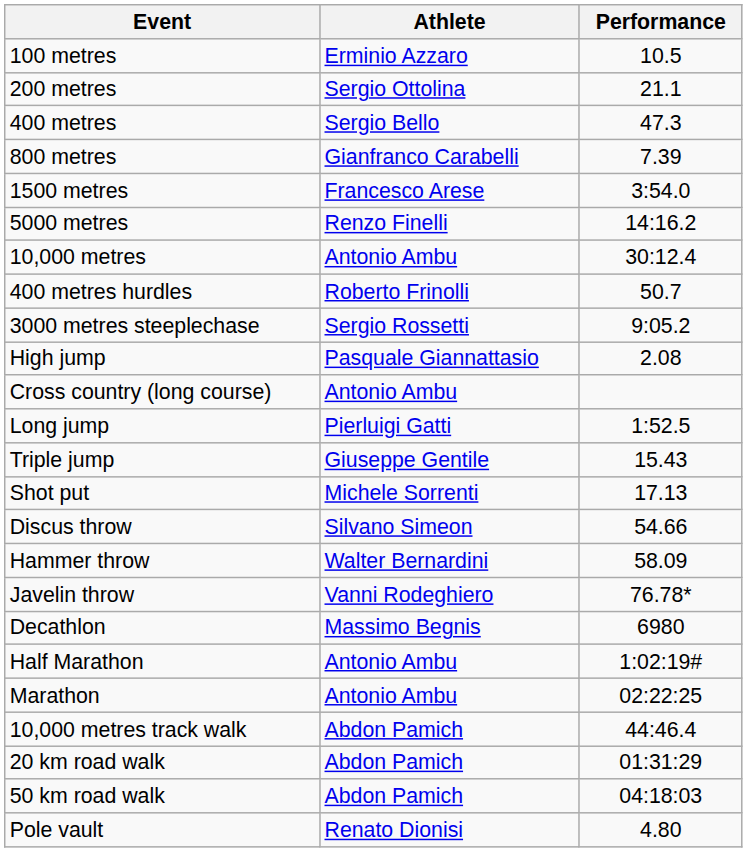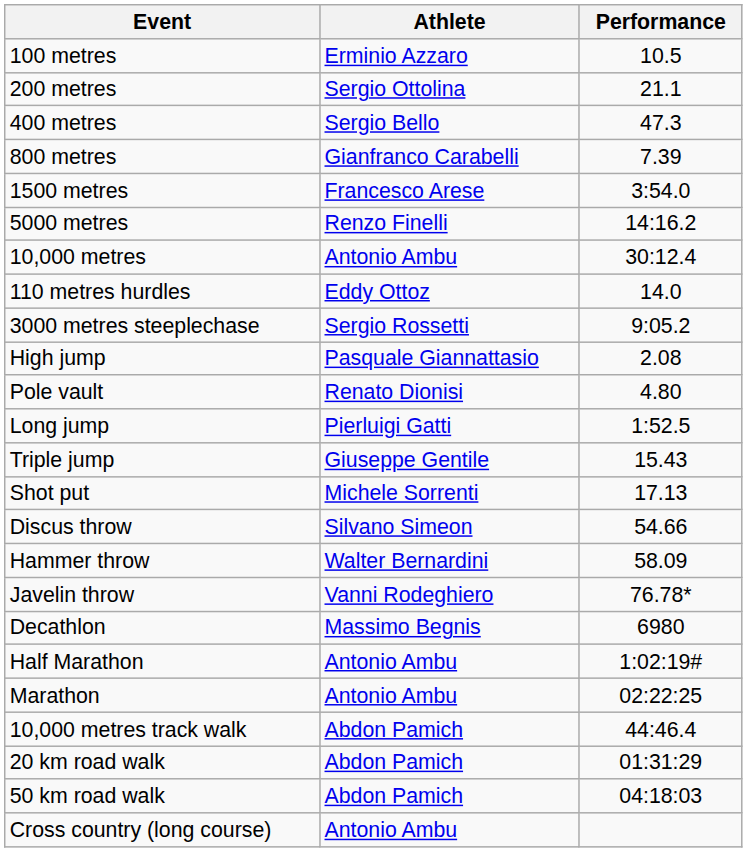+ row: (100, 291)
- row: (101, 291)
rows swapped: (57, 830) <-> (141, 392)
